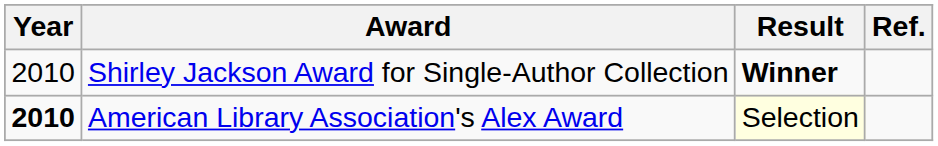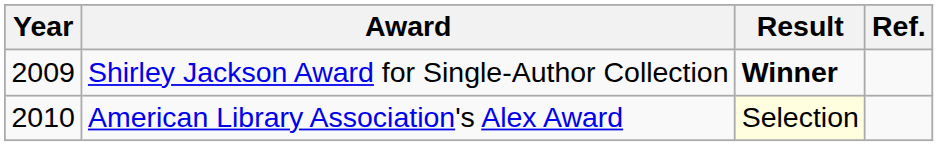(43, 72) 2010 -> (43, 72) 2009
(43, 117) bold -> (43, 117) normal
